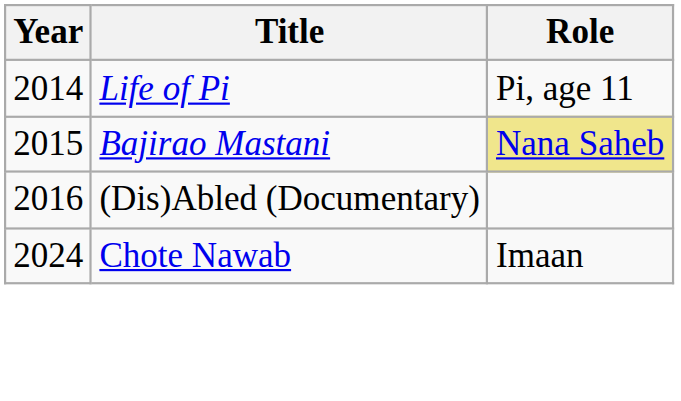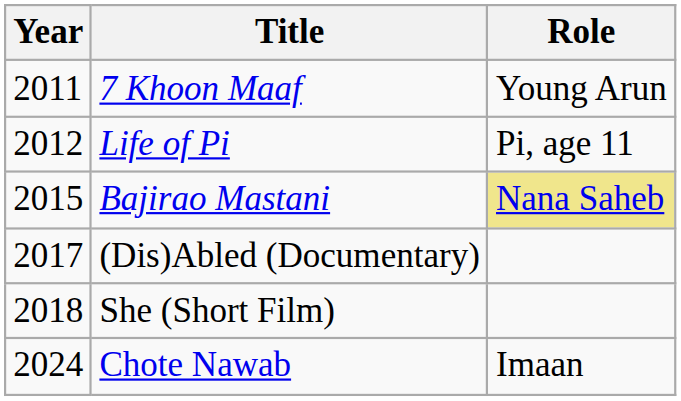+ row: (201, 87)
(48, 87) 2014 -> (48, 143) 2012
(48, 198) 2016 -> (48, 254) 2017
+ row: (217, 310)
